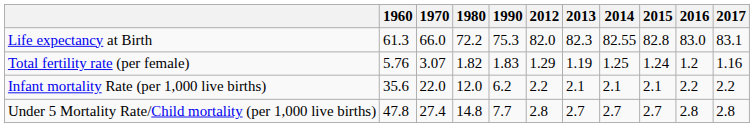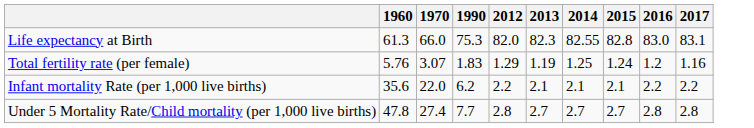- column: (471, 16)
